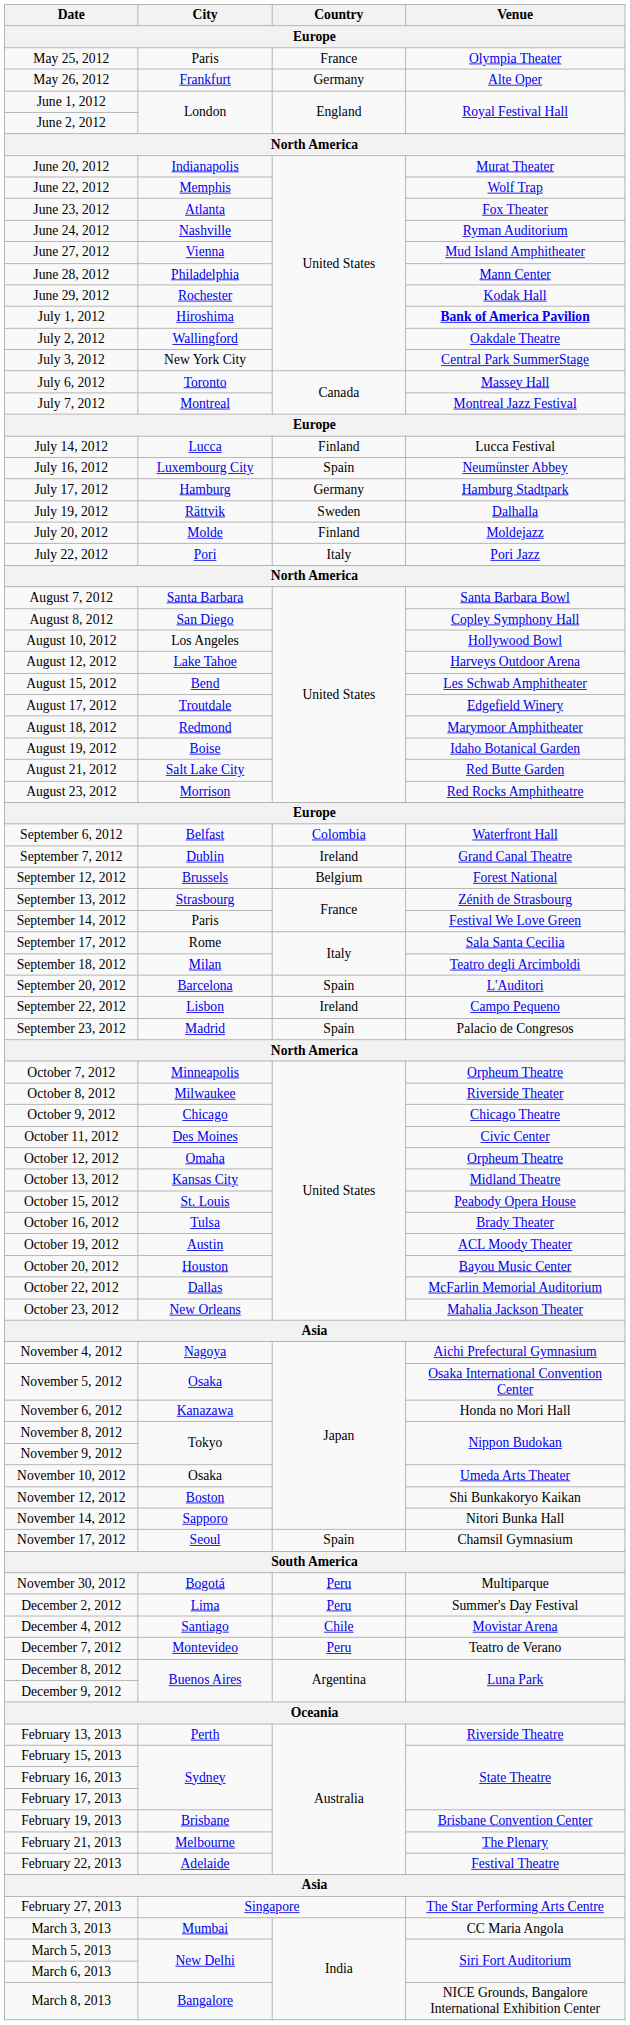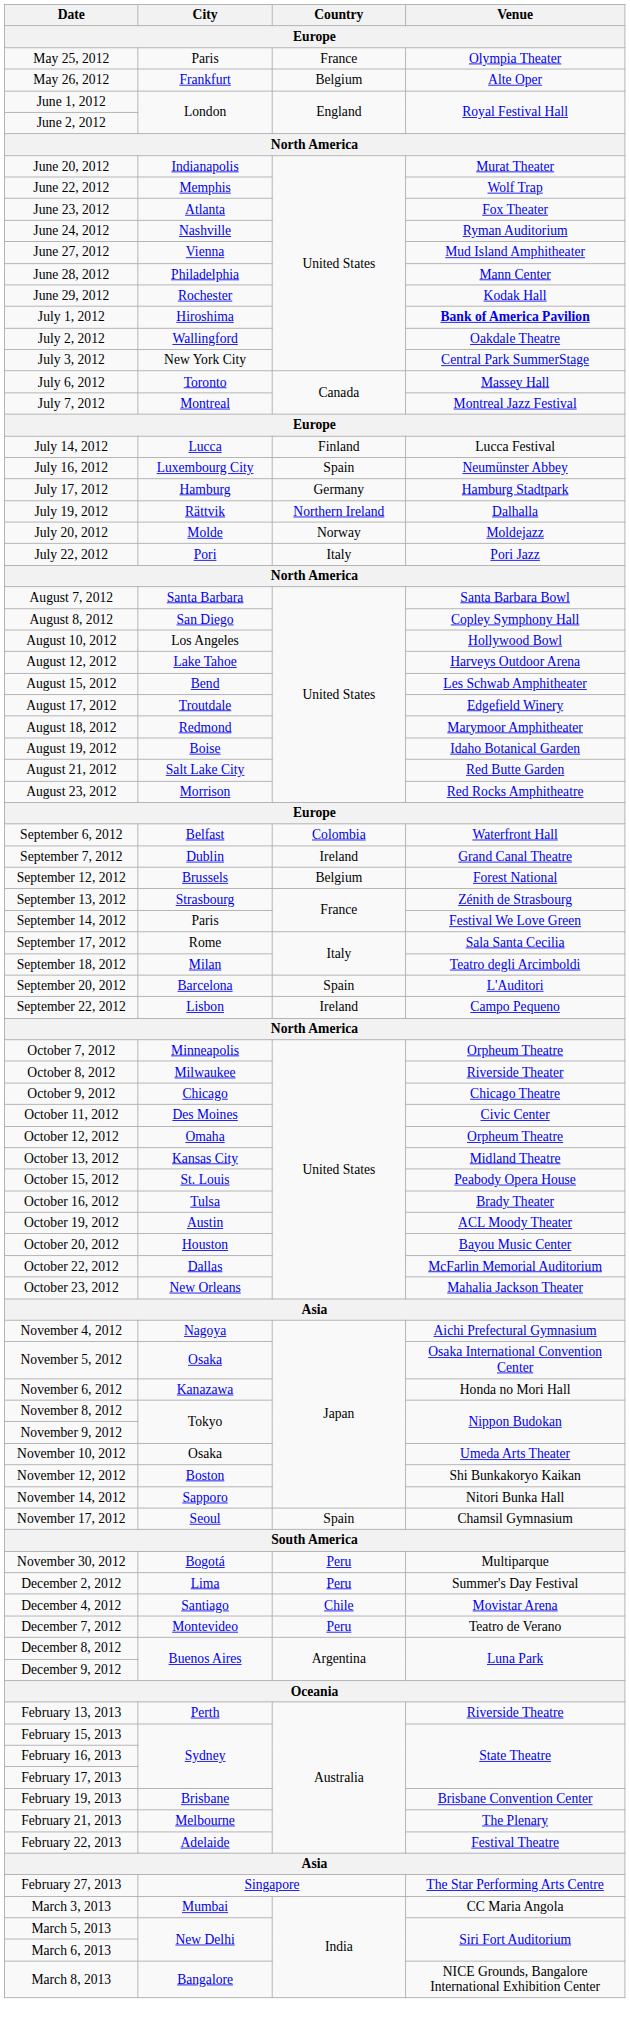(339, 79) Germany -> (339, 79) Belgium
(339, 511) Sweden -> (339, 511) Northern Ireland
(339, 532) Finland -> (339, 532) Norway
- row: (71, 1029)
